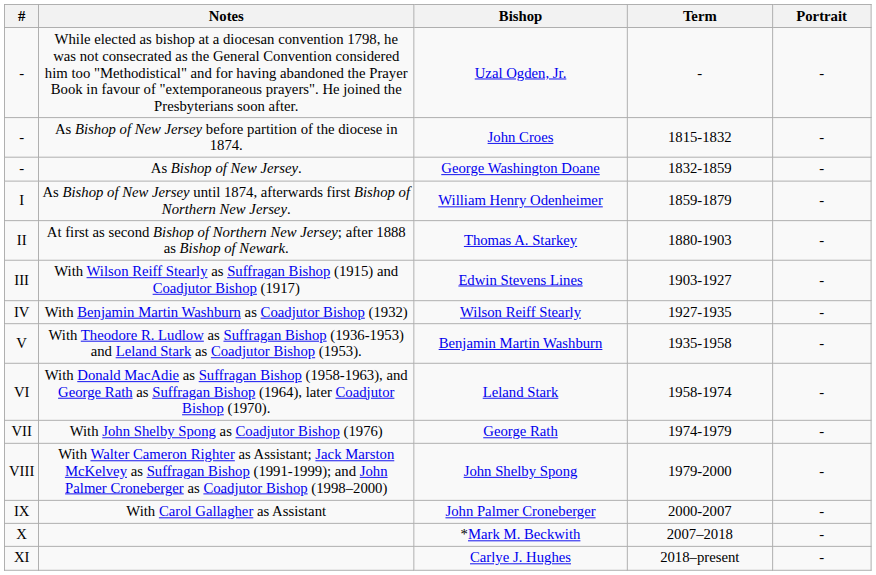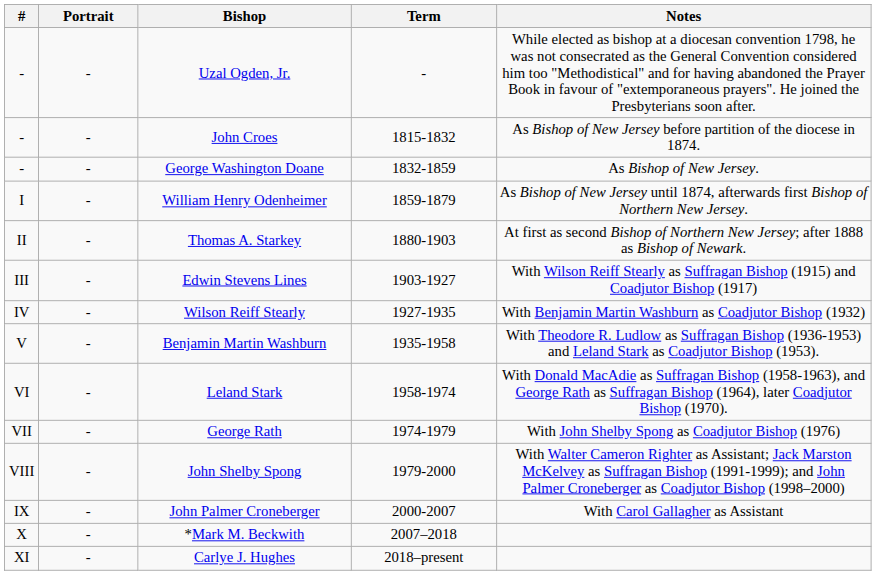columns swapped: (822, 16) <-> (226, 16)
